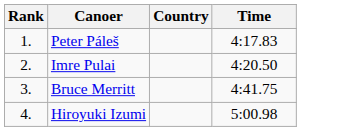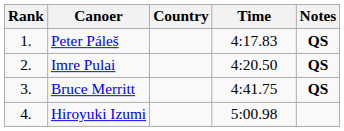+ column: (318, 16)
